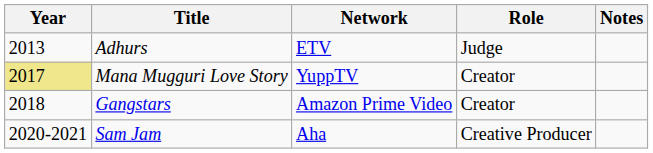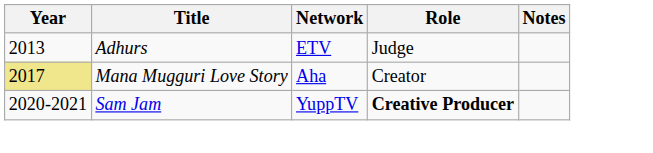(327, 76) YuppTV -> (311, 76) Aha
- row: (133, 104)
(311, 133) Aha -> (327, 104) YuppTV
(526, 133) normal -> (443, 104) bold
